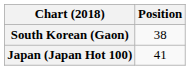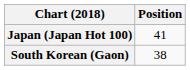rows swapped: (70, 55) <-> (70, 34)
